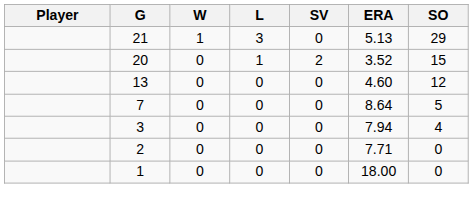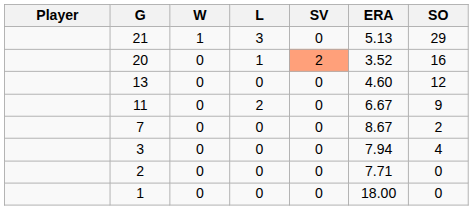(319, 60) no background -> (319, 60) lightsalmon background
(438, 60) 15 -> (438, 60) 16
+ row: (140, 104)
(379, 104) 8.64 -> (379, 127) 8.67
(438, 104) 5 -> (438, 127) 2
